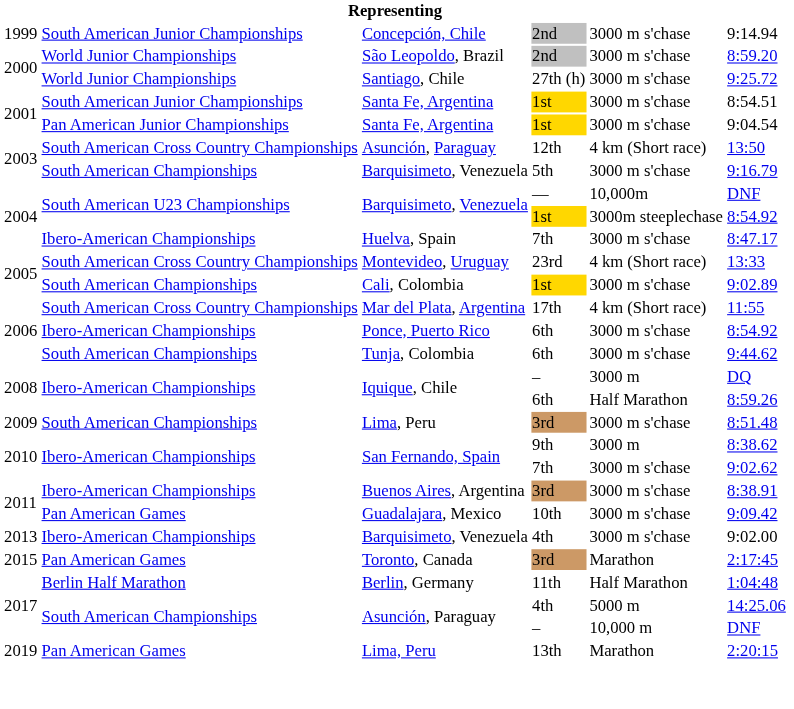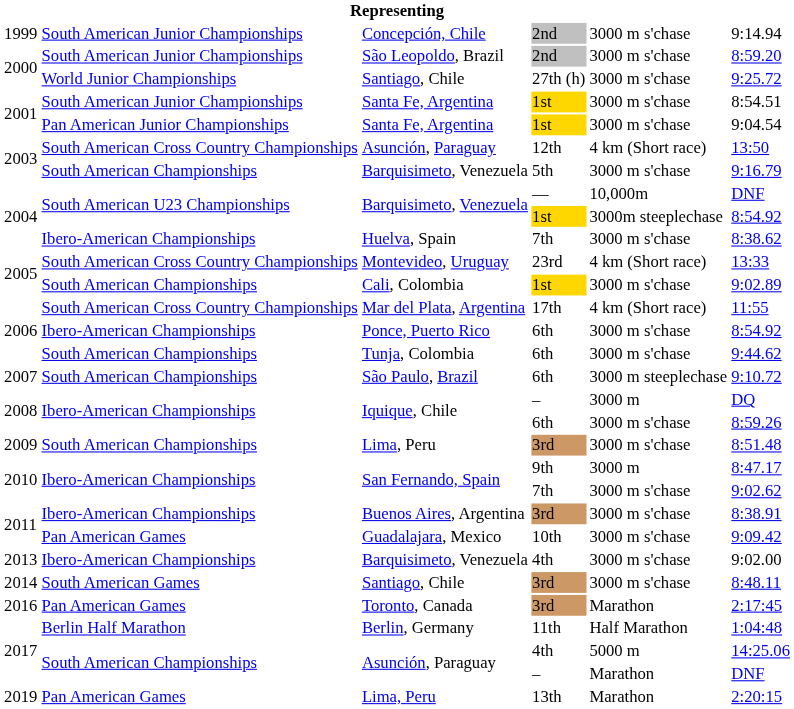(139, 56) World Junior Championships -> (172, 56) South American Junior Championships
(752, 239) 8:47.17 -> (756, 239) 8:38.62
+ row: (420, 376)
(639, 399) Half Marathon -> (640, 422) 3000 m s'chase
(752, 445) 8:38.62 -> (756, 468) 8:47.17
+ row: (413, 582)
(21, 559) 2015 -> (21, 605) 2016
(621, 628) 10,000 m -> (622, 673) Marathon
